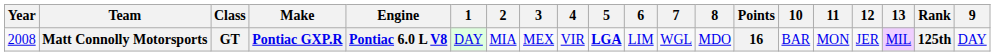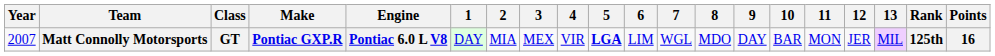columns swapped: (972, 16) <-> (756, 16)
(22, 39) 2008 -> (22, 39) 2007
